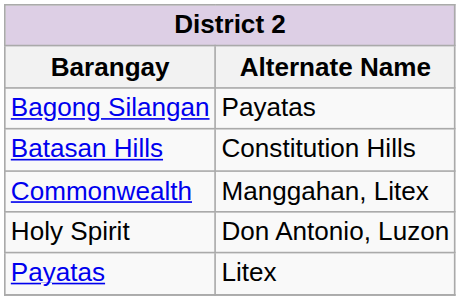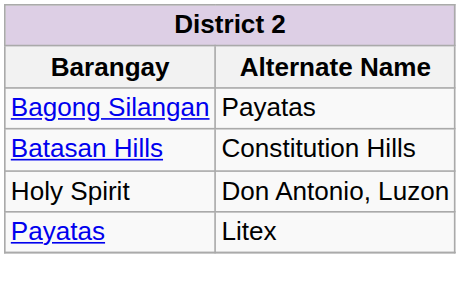- row: (101, 190)
